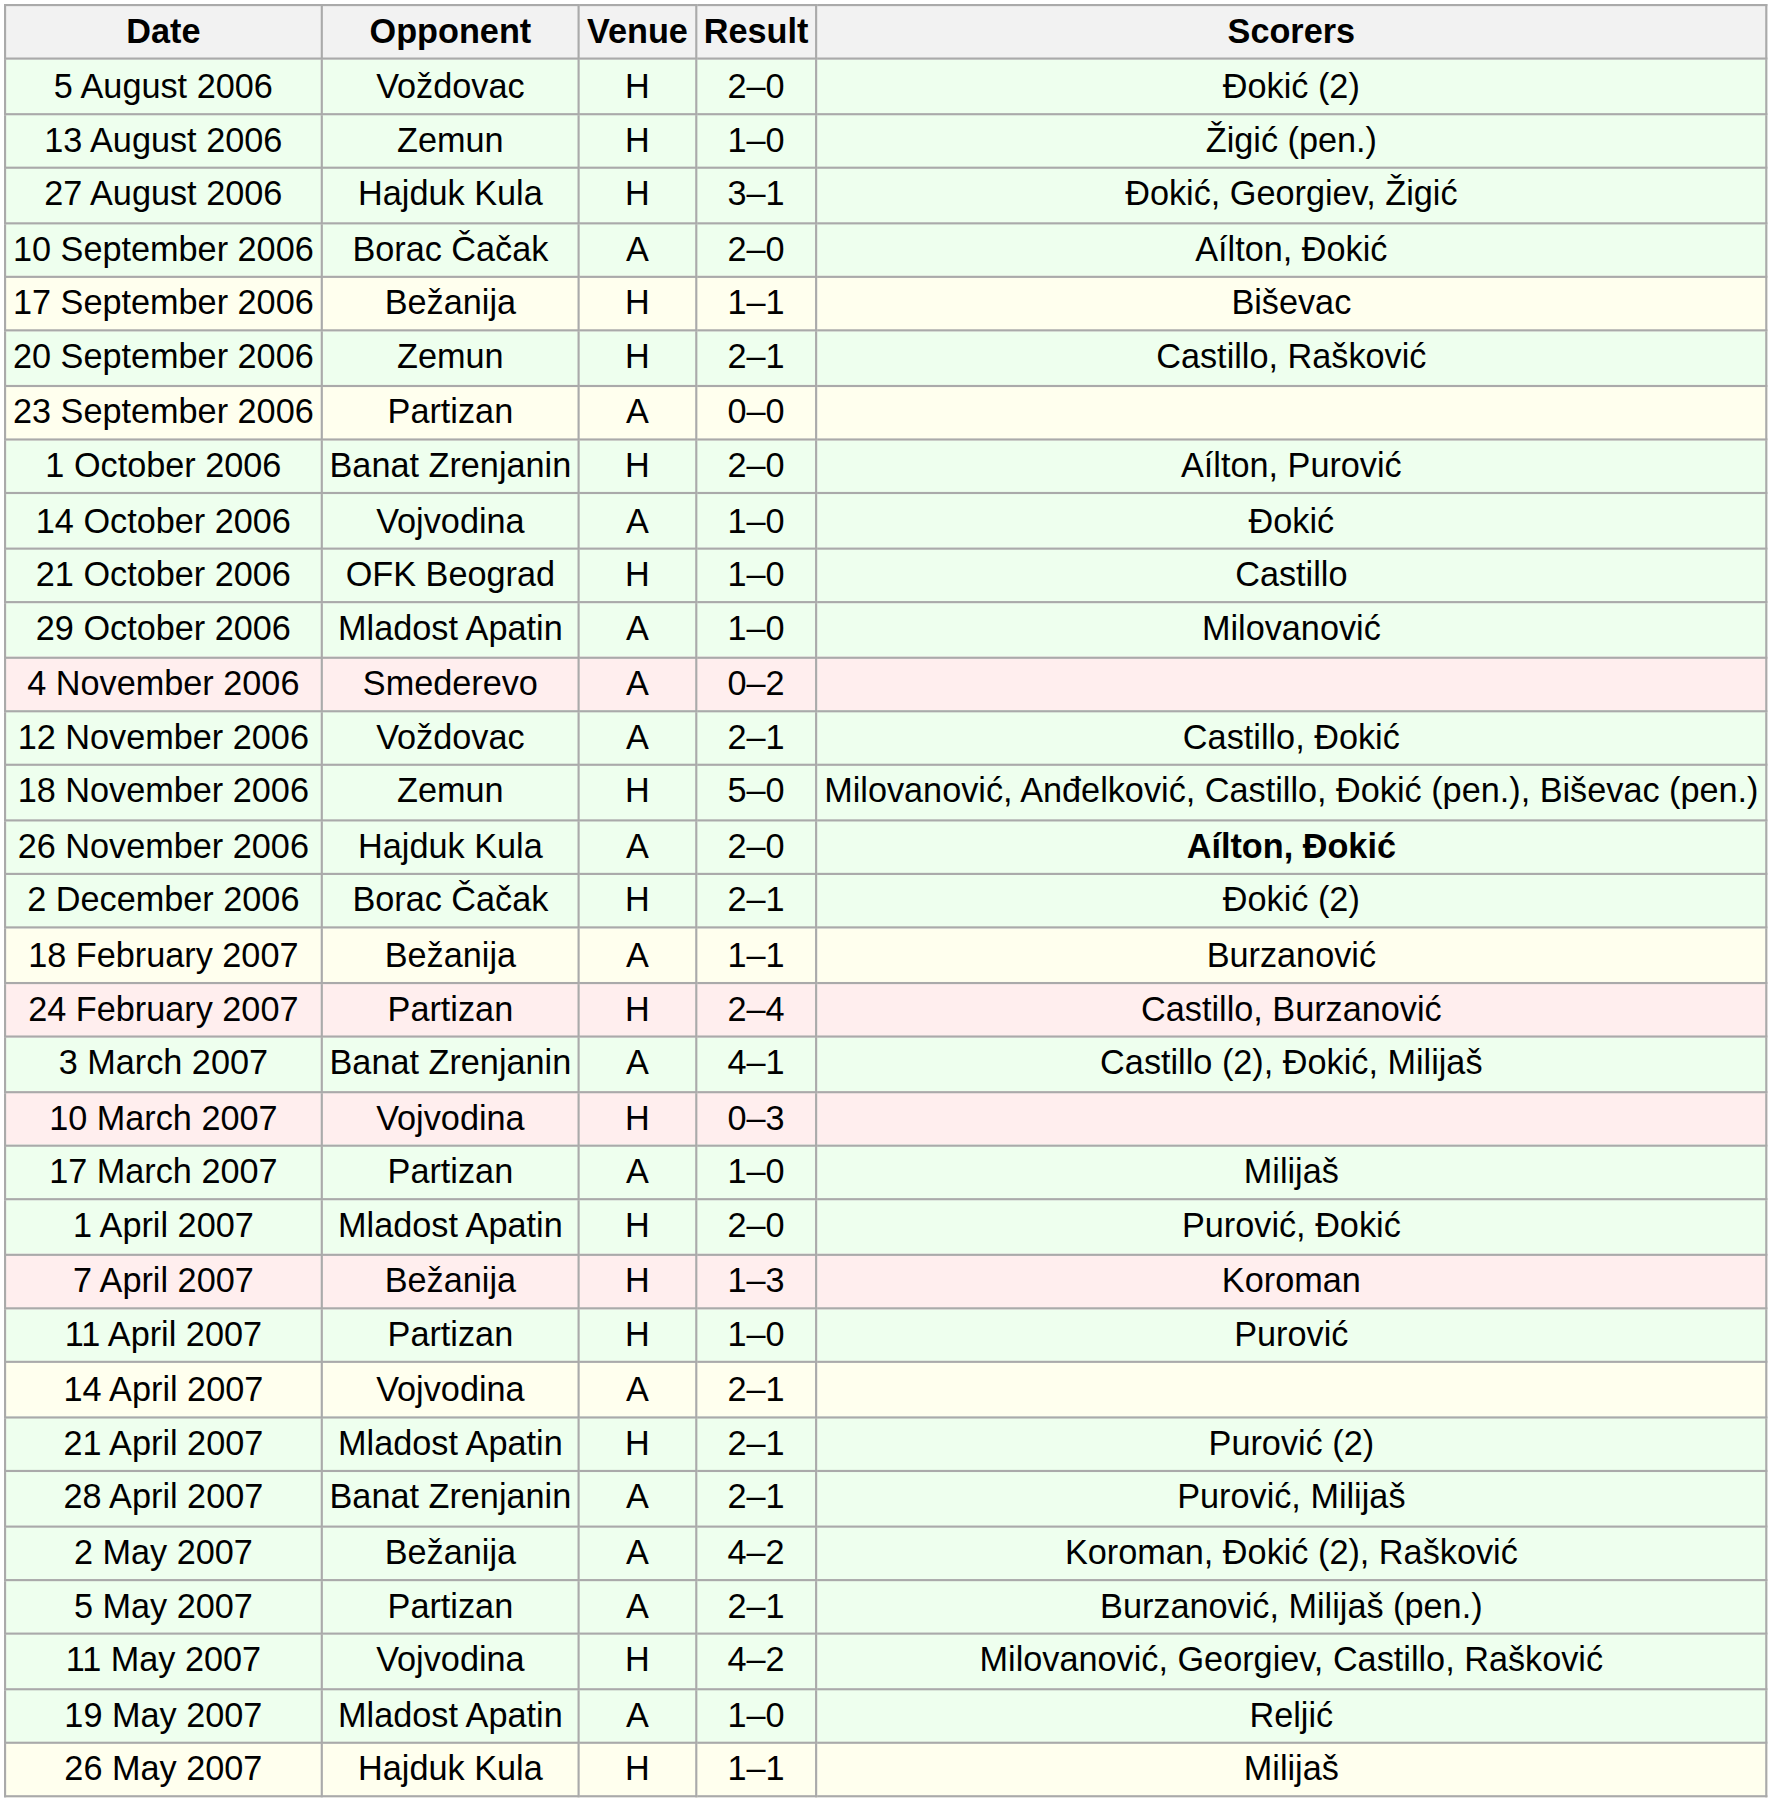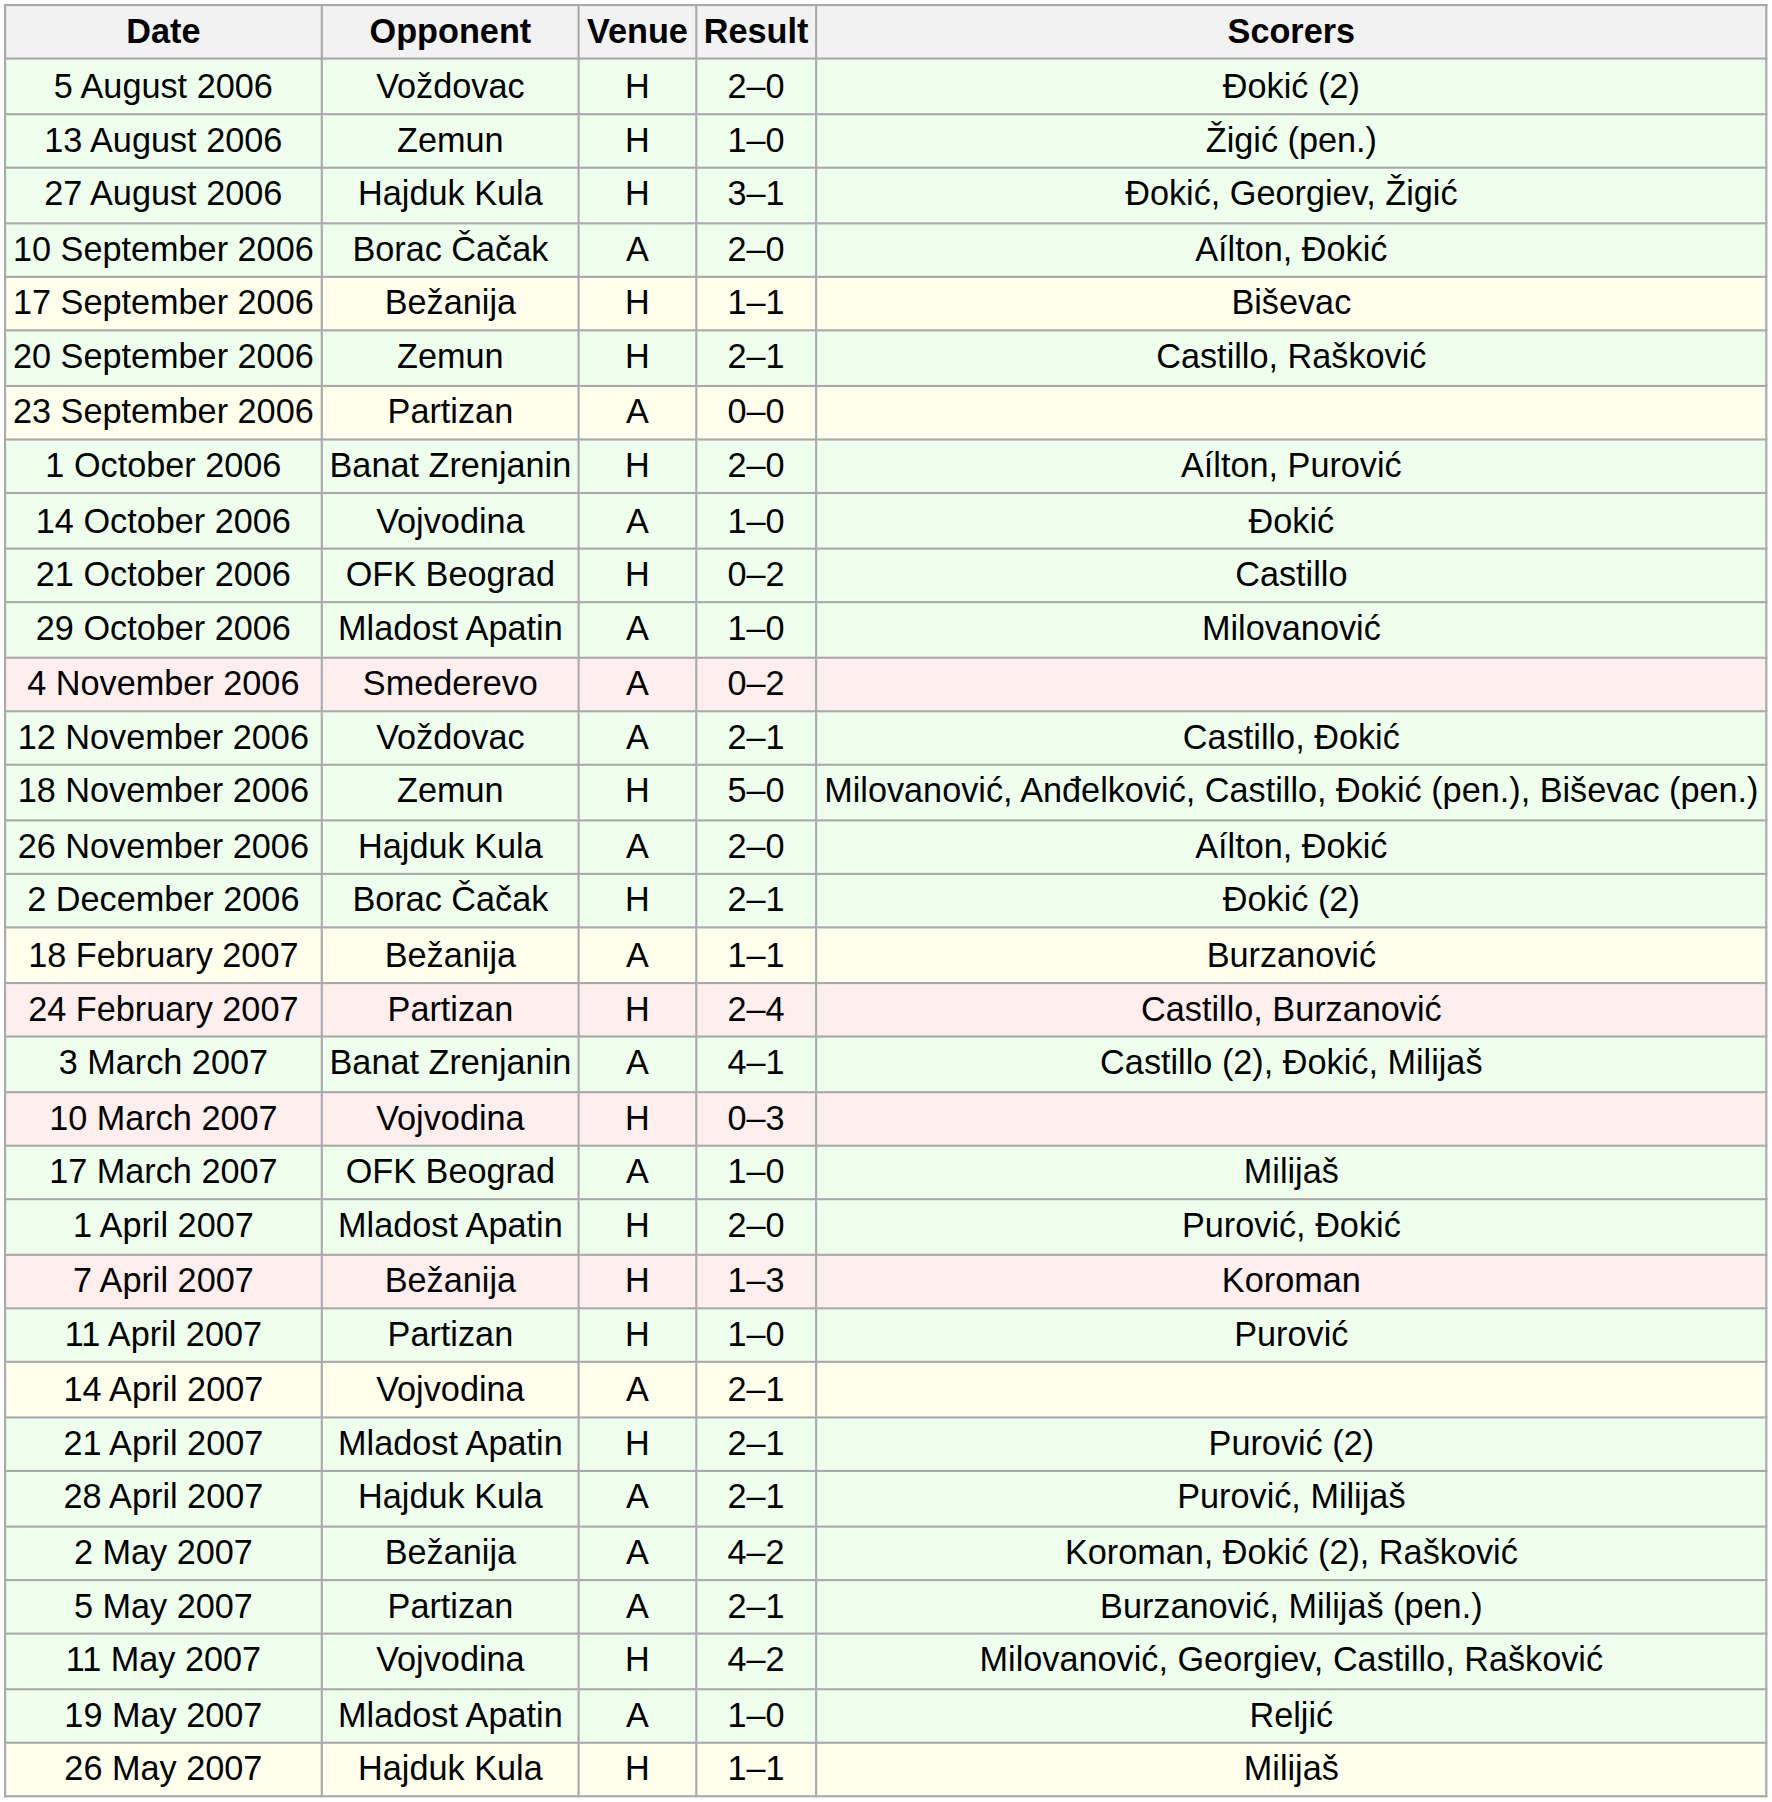(756, 574) 1–0 -> (756, 574) 0–2
(1291, 846) bold -> (1291, 846) normal
(450, 1172) Partizan -> (450, 1172) OFK Beograd
(450, 1497) Banat Zrenjanin -> (450, 1497) Hajduk Kula
